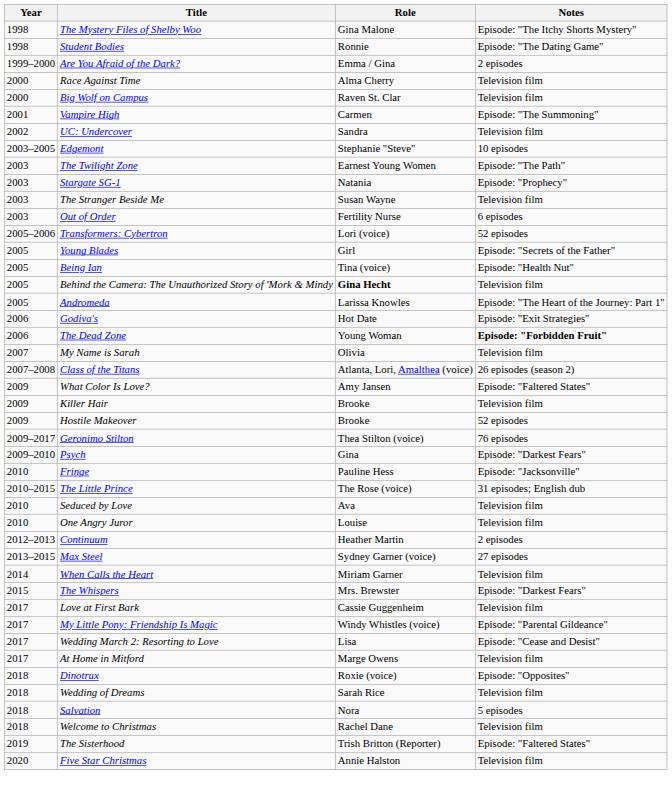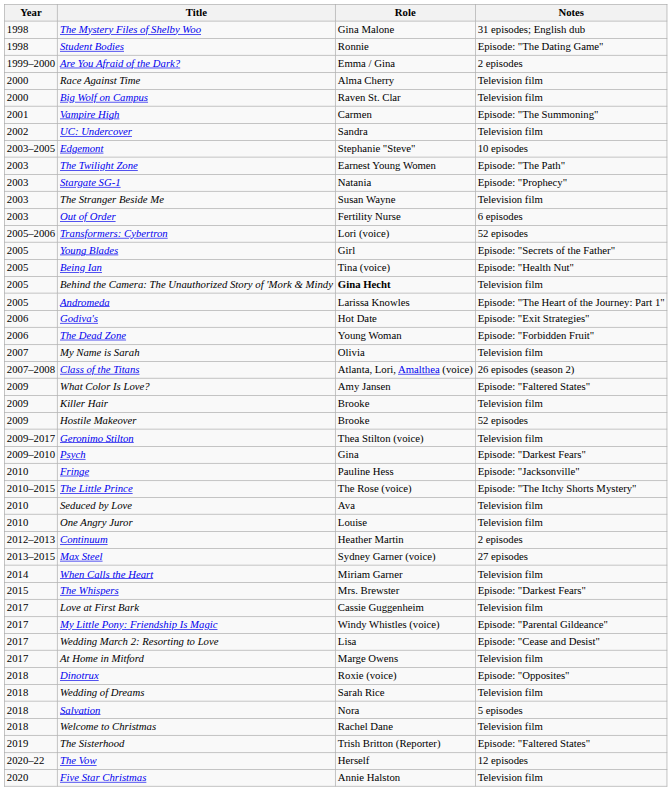(557, 30) Episode: "The Itchy Shorts Mystery" -> (531, 30) 31 episodes; English dub
(542, 336) bold -> (536, 336) normal
(503, 438) 76 episodes -> (510, 438) Television film
(531, 489) 31 episodes; English dub -> (557, 489) Episode: "The Itchy Shorts Mystery"
+ row: (78, 761)
